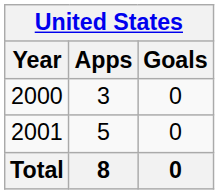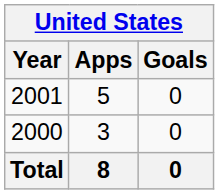rows swapped: (37, 96) <-> (37, 133)
